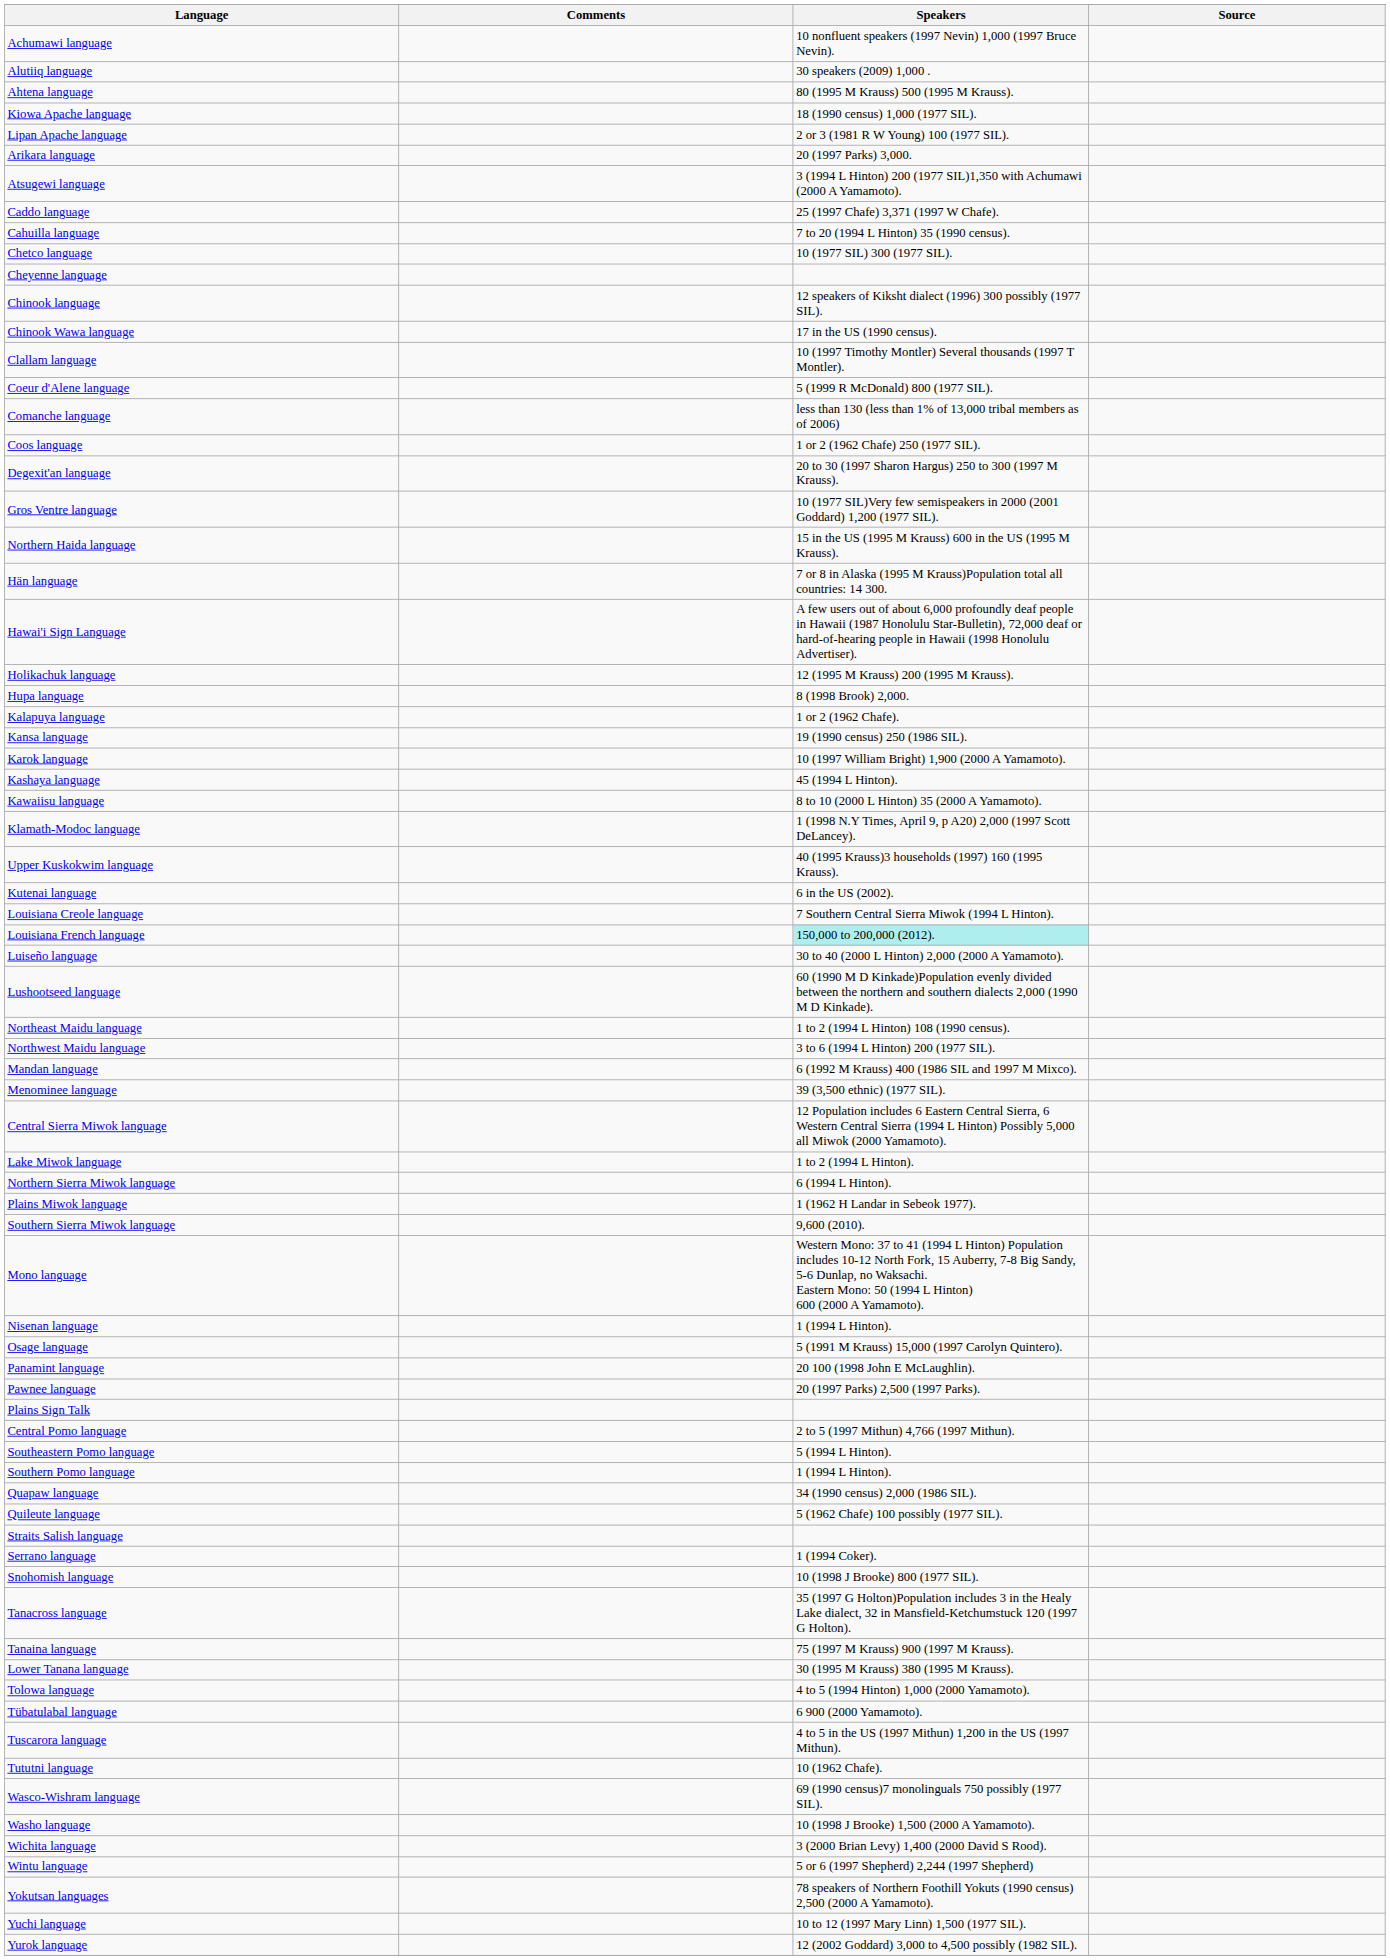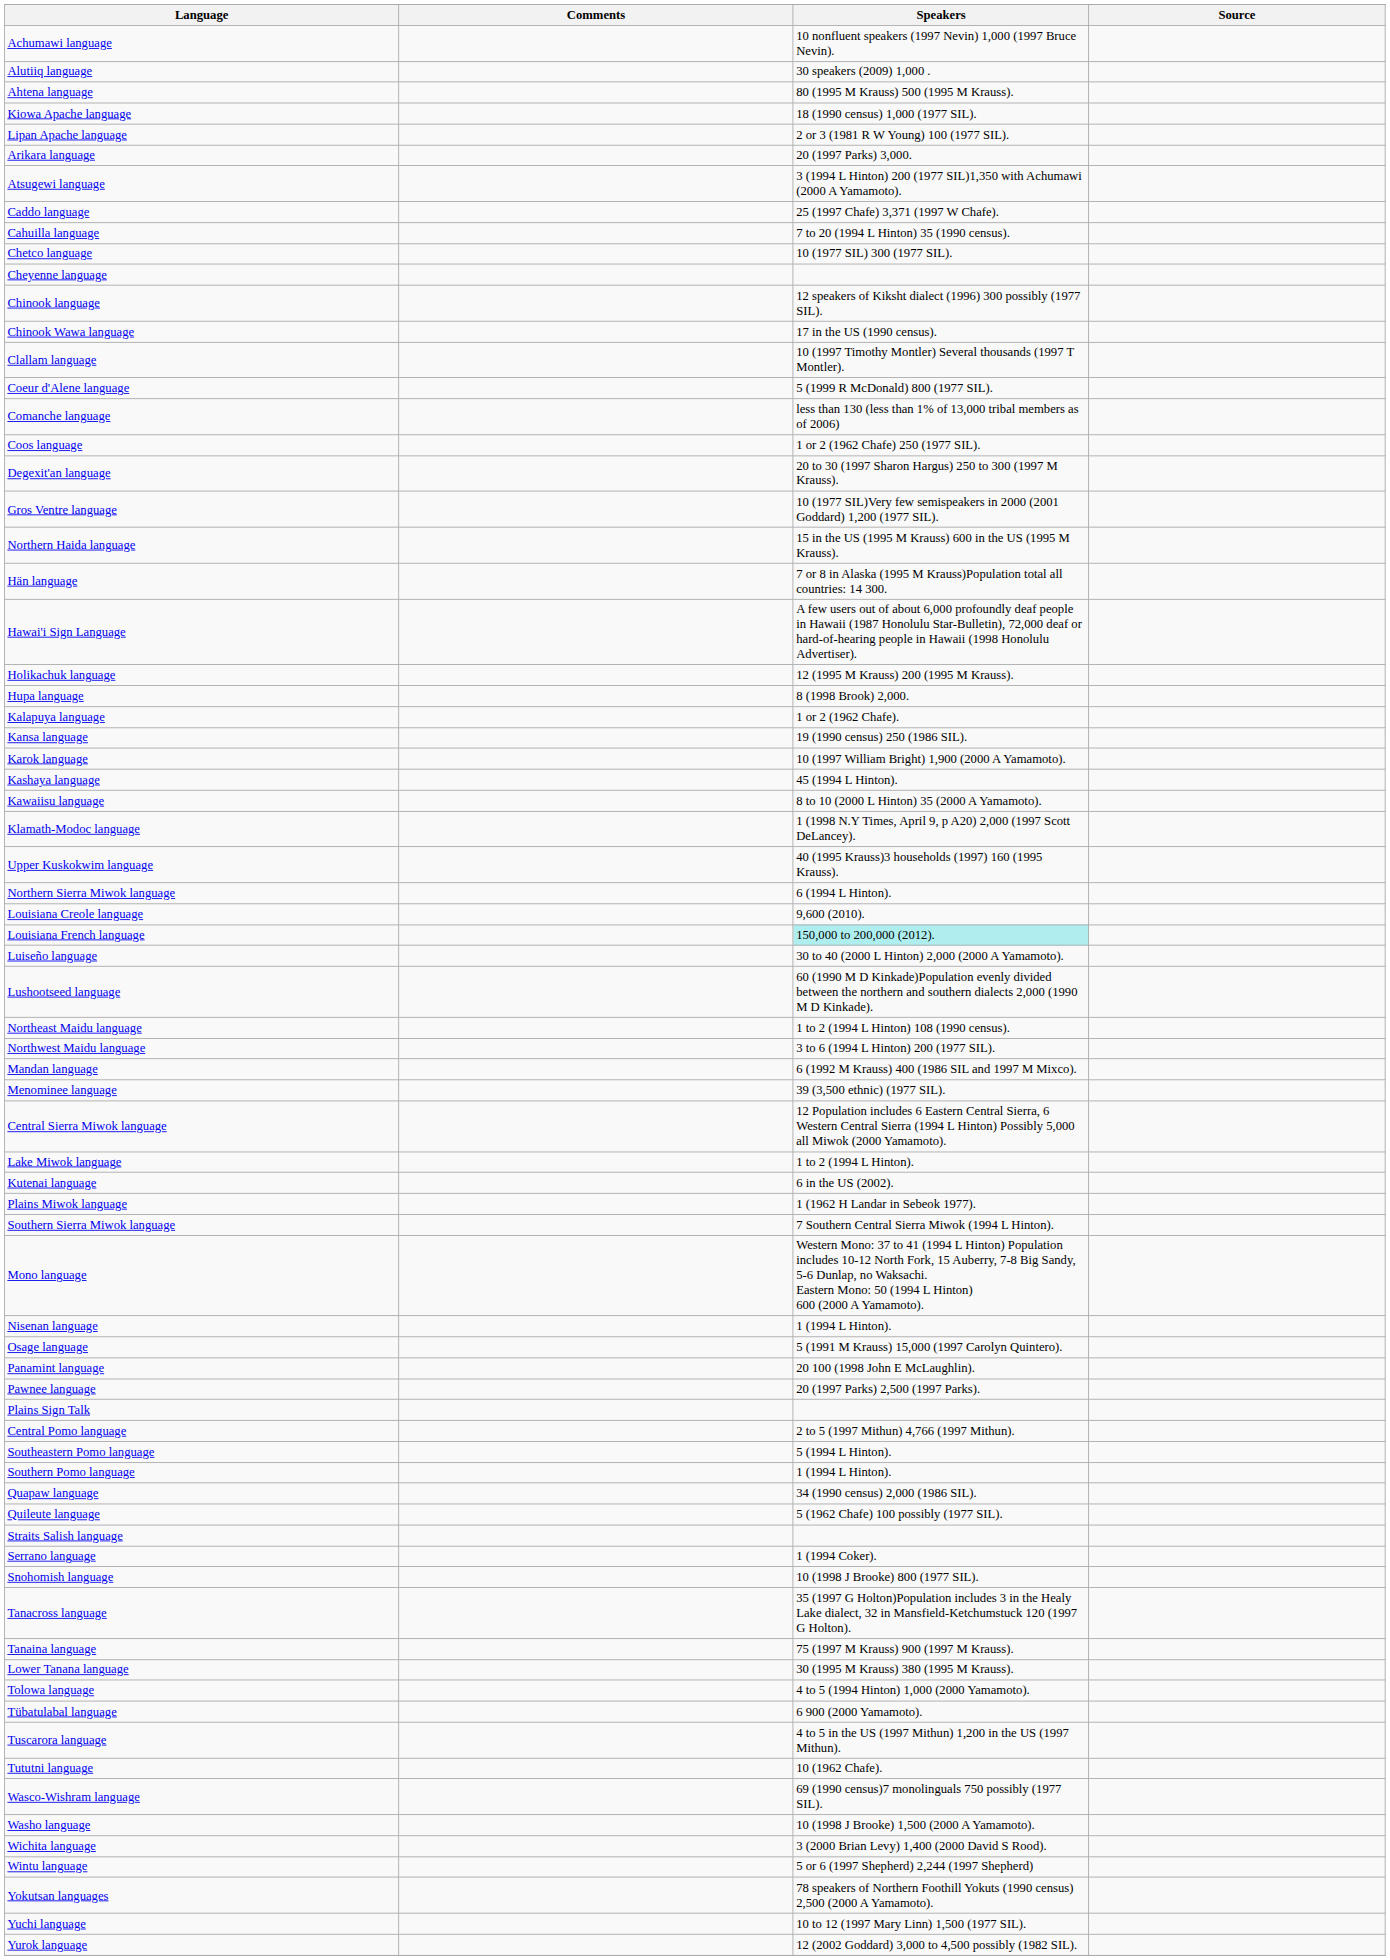rows swapped: (52, 893) <-> (91, 1183)
(925, 914) 7 Southern Central Sierra Miwok (1994 L Hinton). -> (830, 914) 9,600 (2010).
(830, 1225) 9,600 (2010). -> (925, 1225) 7 Southern Central Sierra Miwok (1994 L Hinton).
